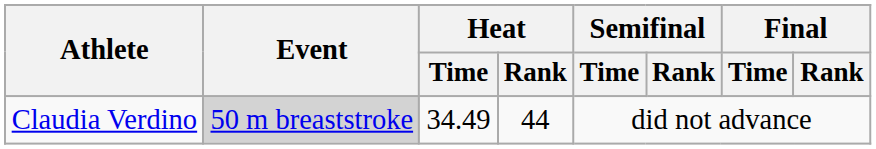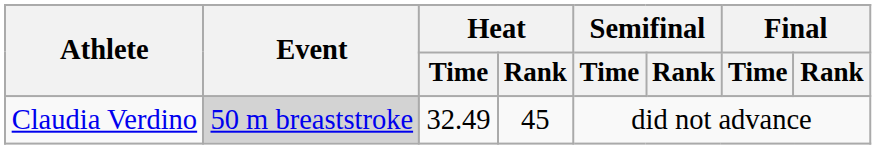(459, 119) 34.49 -> (459, 119) 32.49
(535, 119) 44 -> (535, 119) 45
